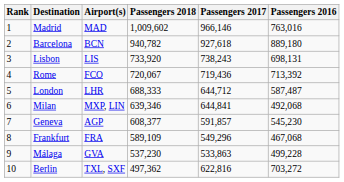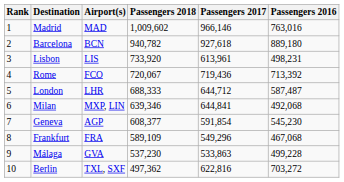(216, 59) 738,243 -> (216, 59) 613,961
(286, 59) 698,131 -> (286, 59) 498,231
(216, 121) 591,857 -> (216, 121) 591,854
